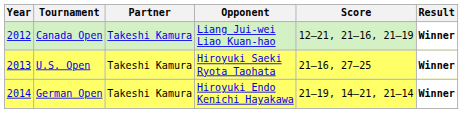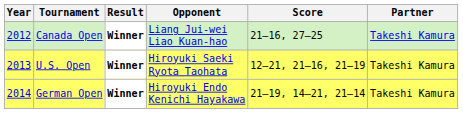columns swapped: (150, 13) <-> (437, 13)
(356, 35) 12–21, 21–16, 21–19 -> (287, 35) 21–16, 27–25
(335, 64) 21–16, 27–25 -> (308, 64) 12–21, 21–16, 21–19
